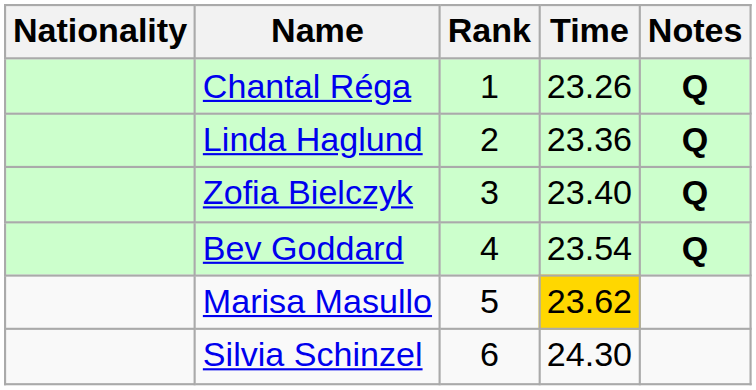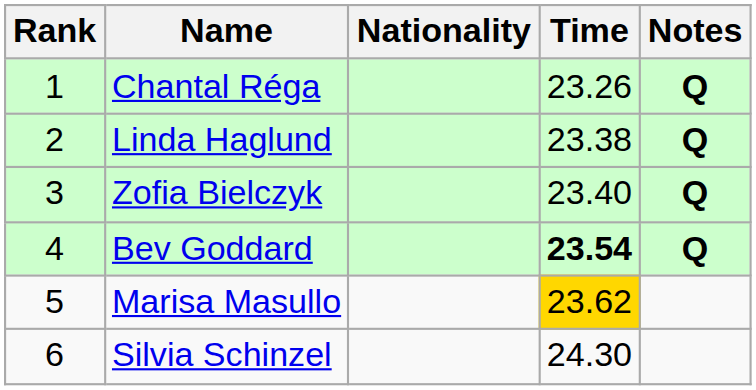columns swapped: (489, 31) <-> (100, 31)
(589, 139) 23.36 -> (589, 139) 23.38
(589, 247) normal -> (589, 247) bold
